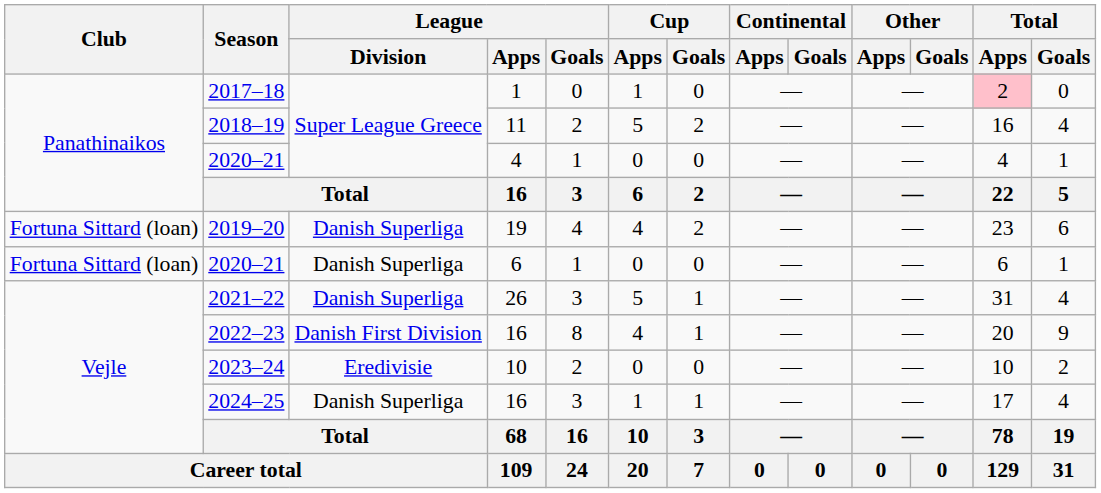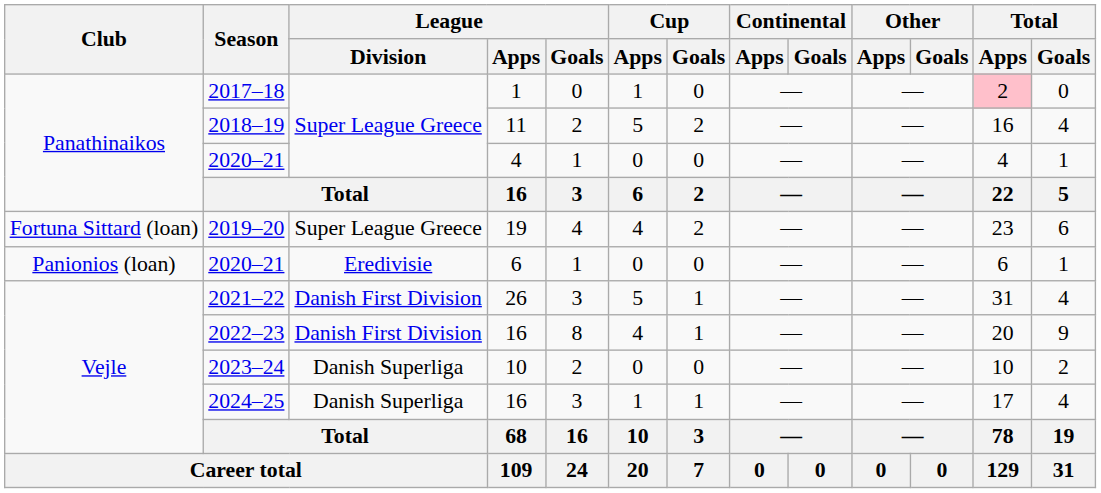(388, 228) Danish Superliga -> (388, 228) Super League Greece
(104, 263) Fortuna Sittard (loan) -> (104, 263) Panionios (loan)
(388, 263) Danish Superliga -> (388, 263) Eredivisie
(388, 297) Danish Superliga -> (388, 297) Danish First Division
(388, 366) Eredivisie -> (388, 366) Danish Superliga
